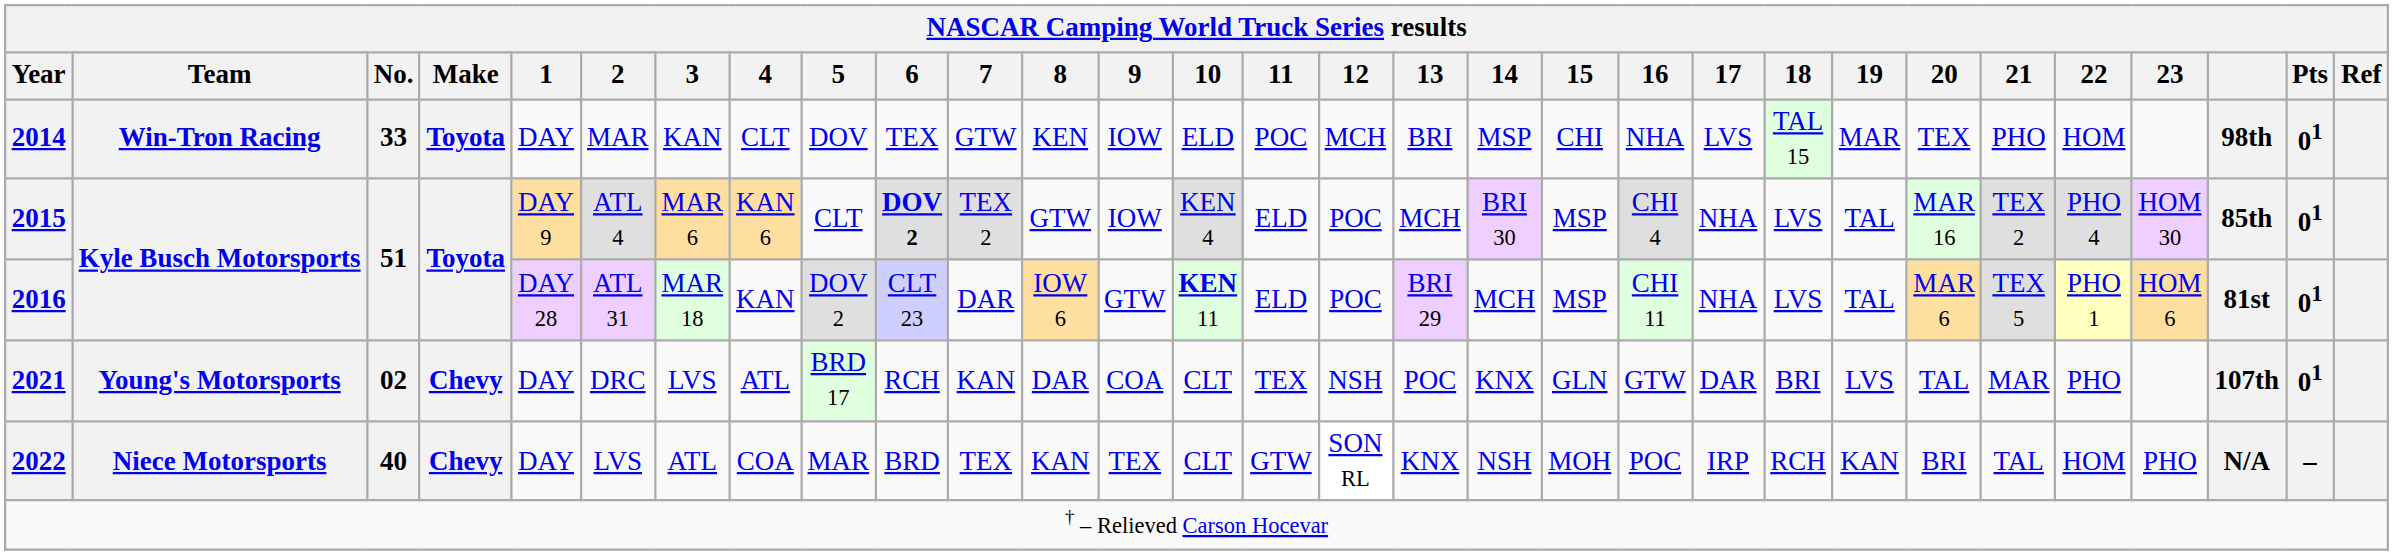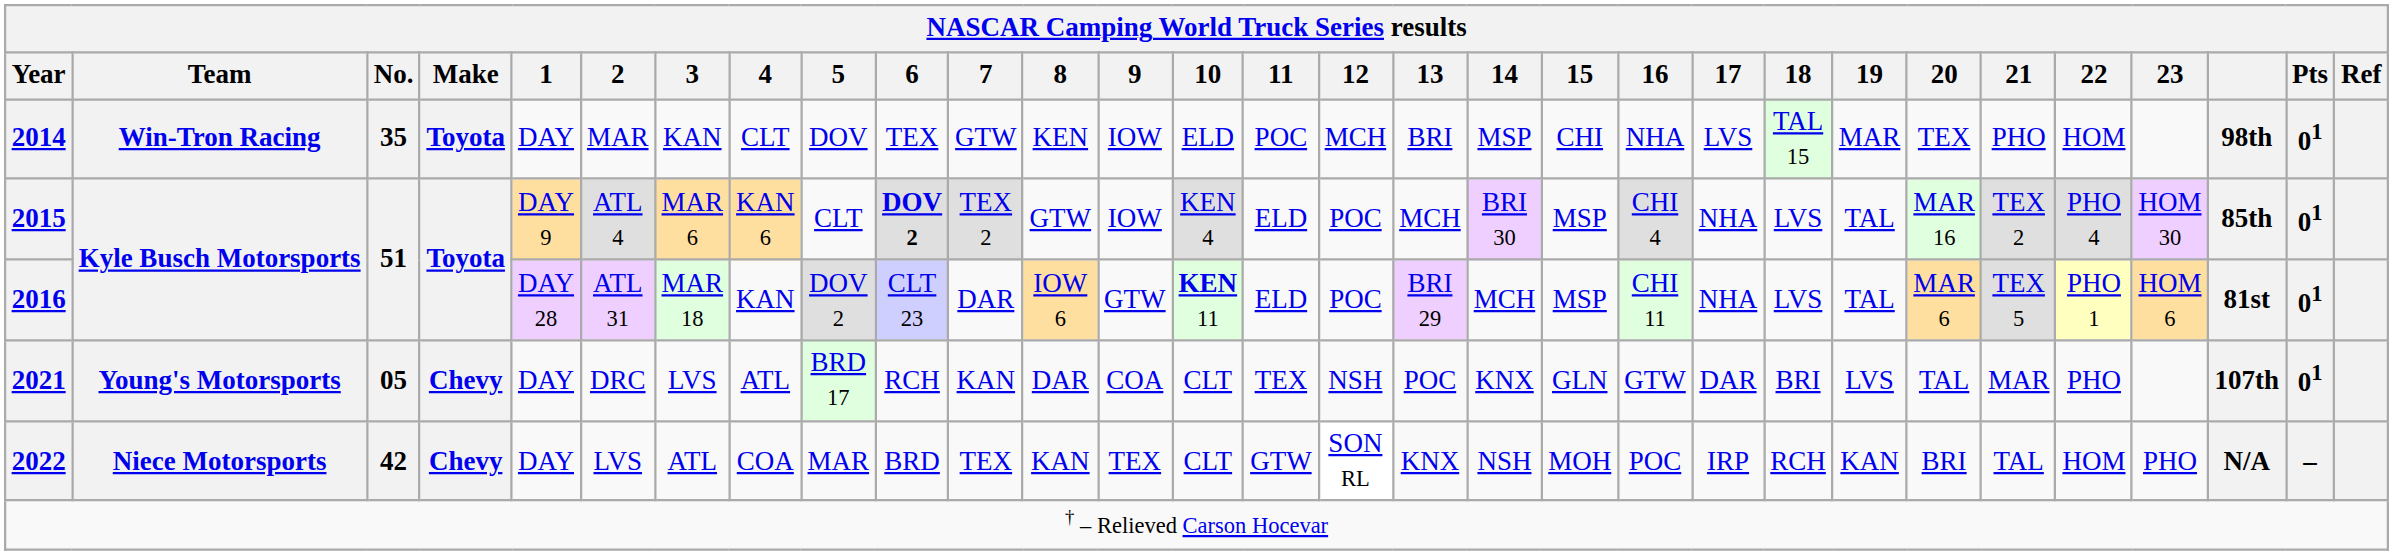(393, 138) 33 -> (393, 138) 35
(393, 379) 02 -> (393, 379) 05
(393, 460) 40 -> (393, 460) 42
